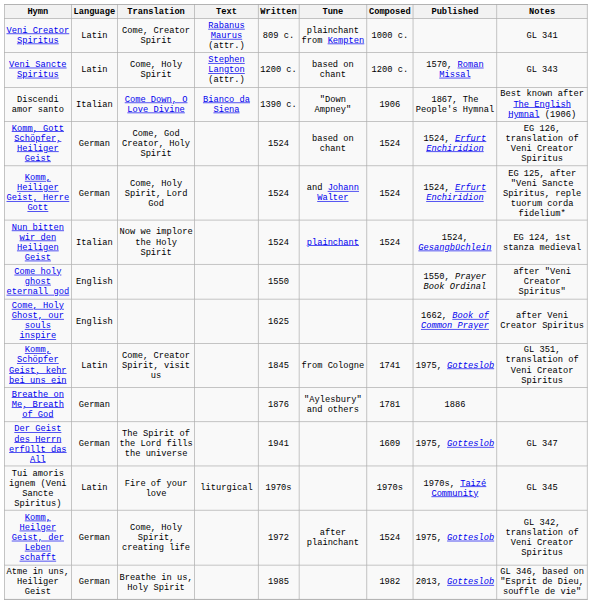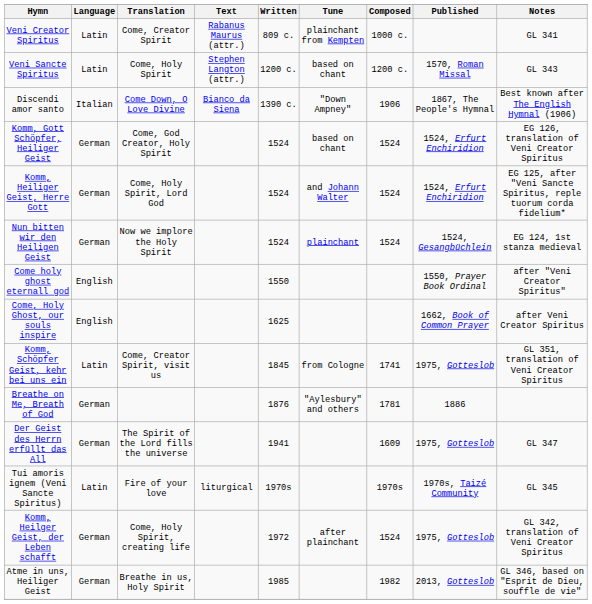(94, 242) Italian -> (94, 242) German
